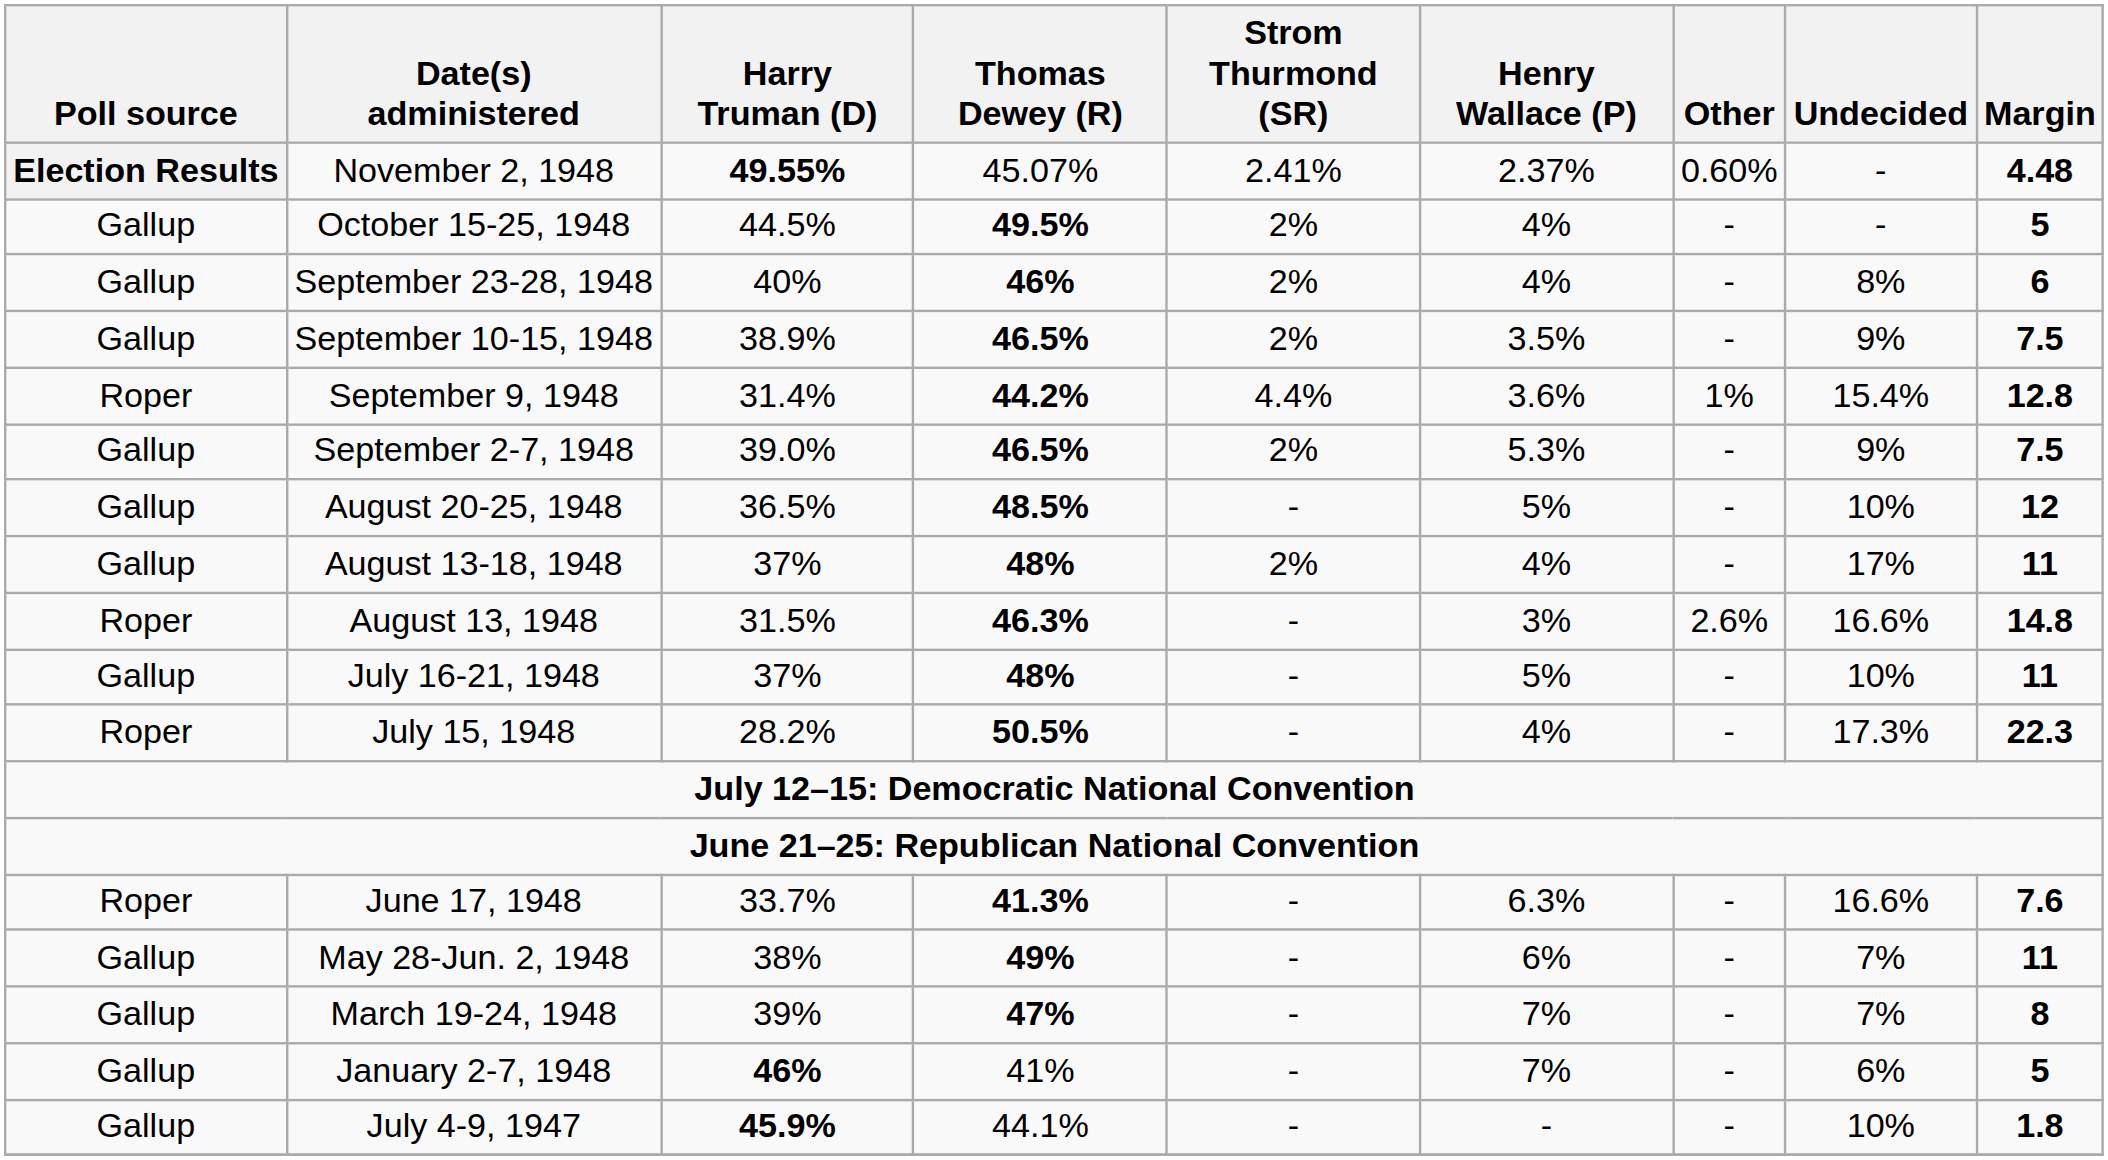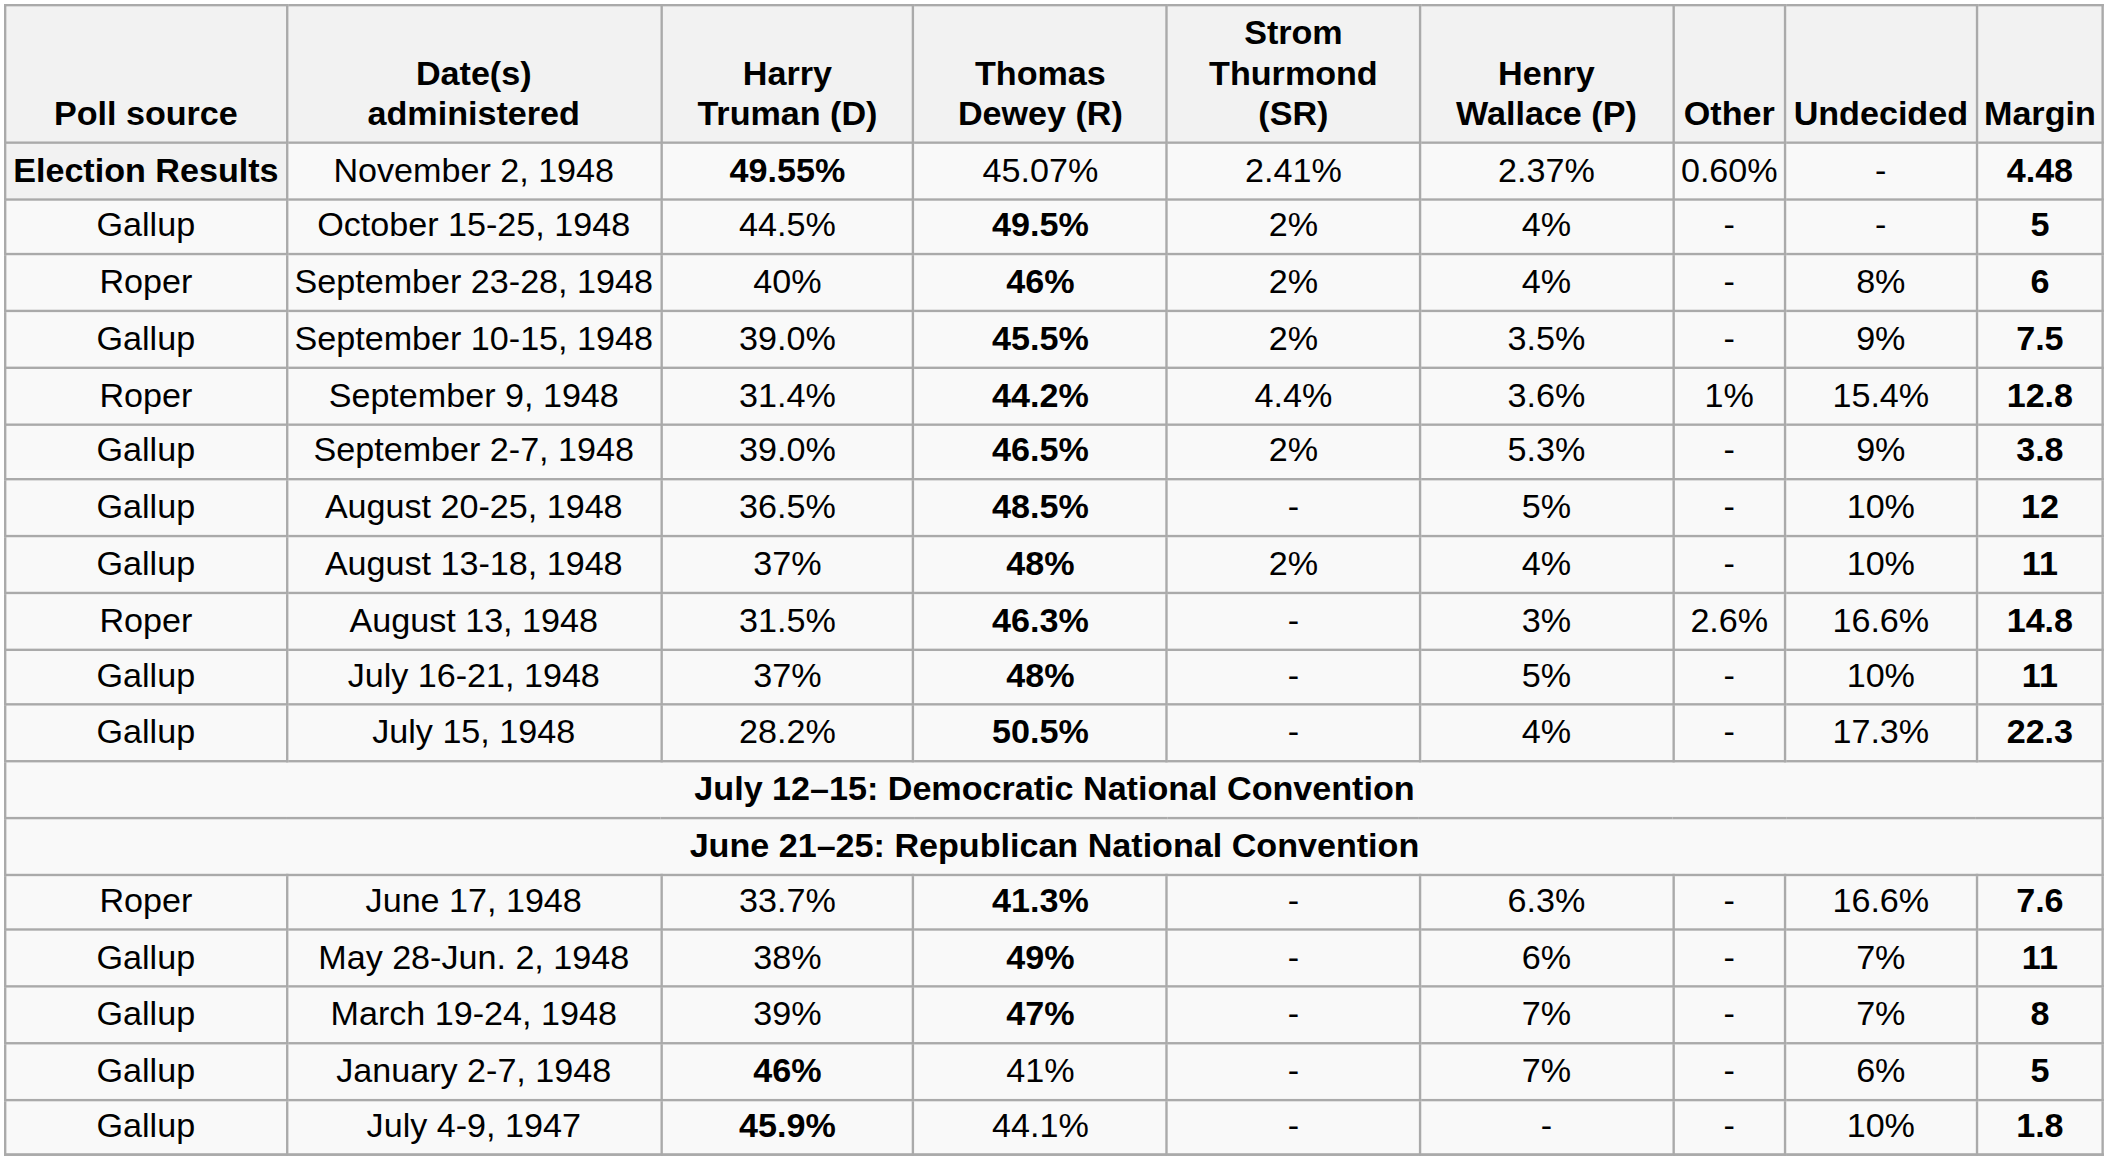(146, 282) Gallup -> (146, 282) Roper
(787, 338) 38.9% -> (787, 338) 39.0%
(1040, 338) 46.5% -> (1040, 338) 45.5%
(2040, 451) 7.5 -> (2040, 451) 3.8
(1881, 563) 17% -> (1881, 563) 10%
(146, 732) Roper -> (146, 732) Gallup
